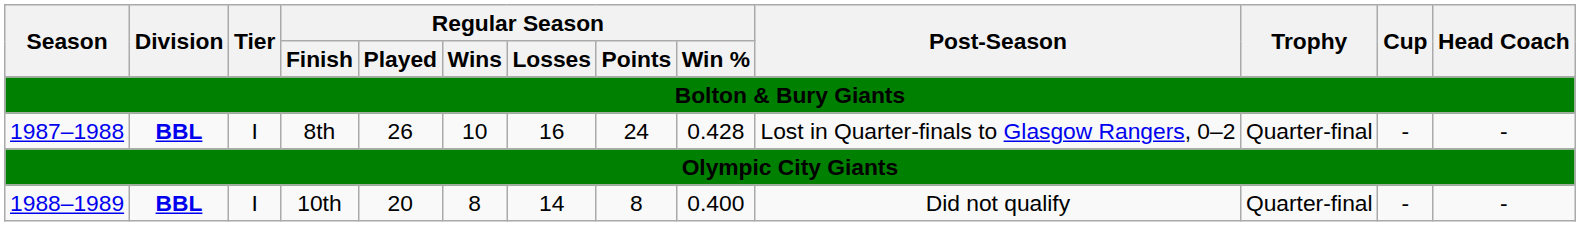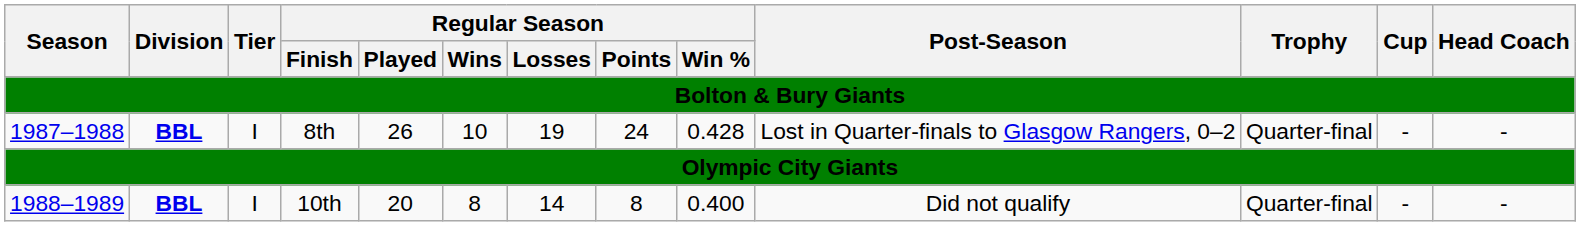(552, 131) 16 -> (552, 131) 19
